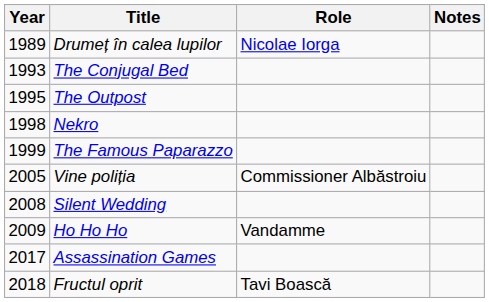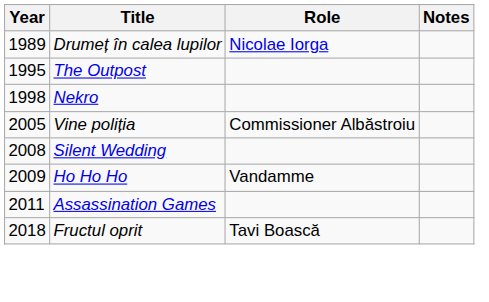- row: (121, 71)
- row: (143, 151)
(27, 257) 2017 -> (26, 204) 2011
